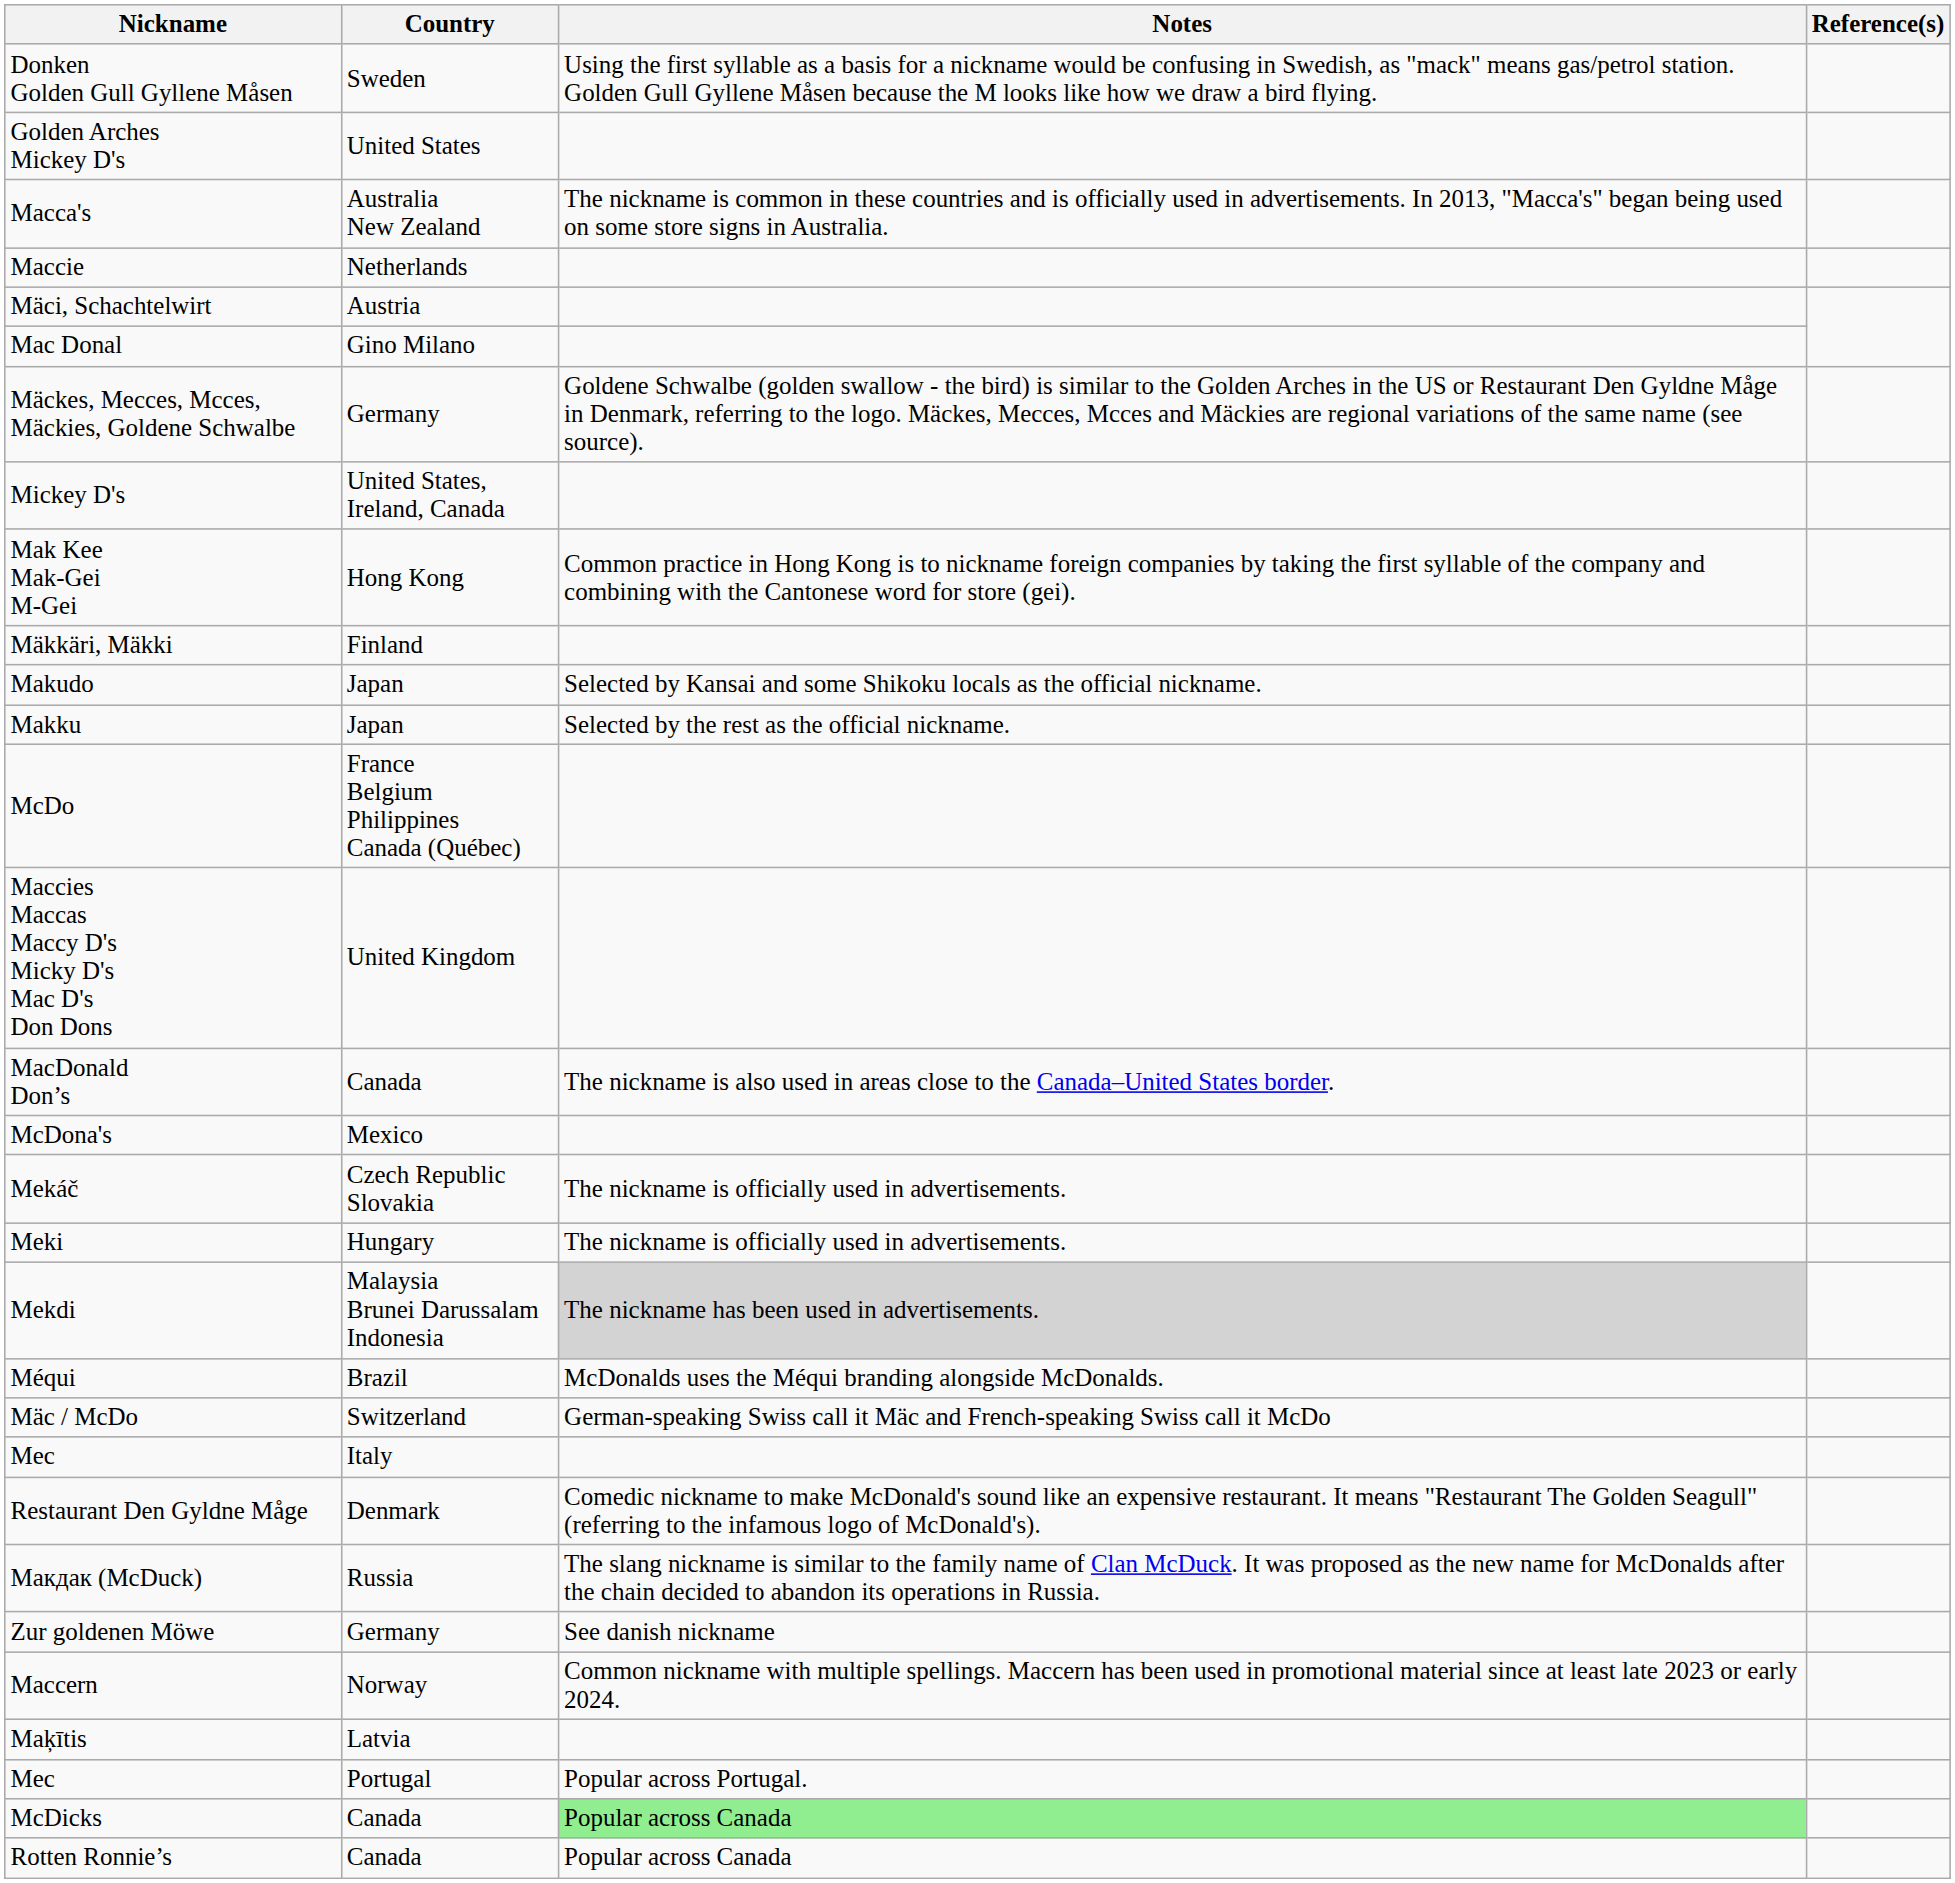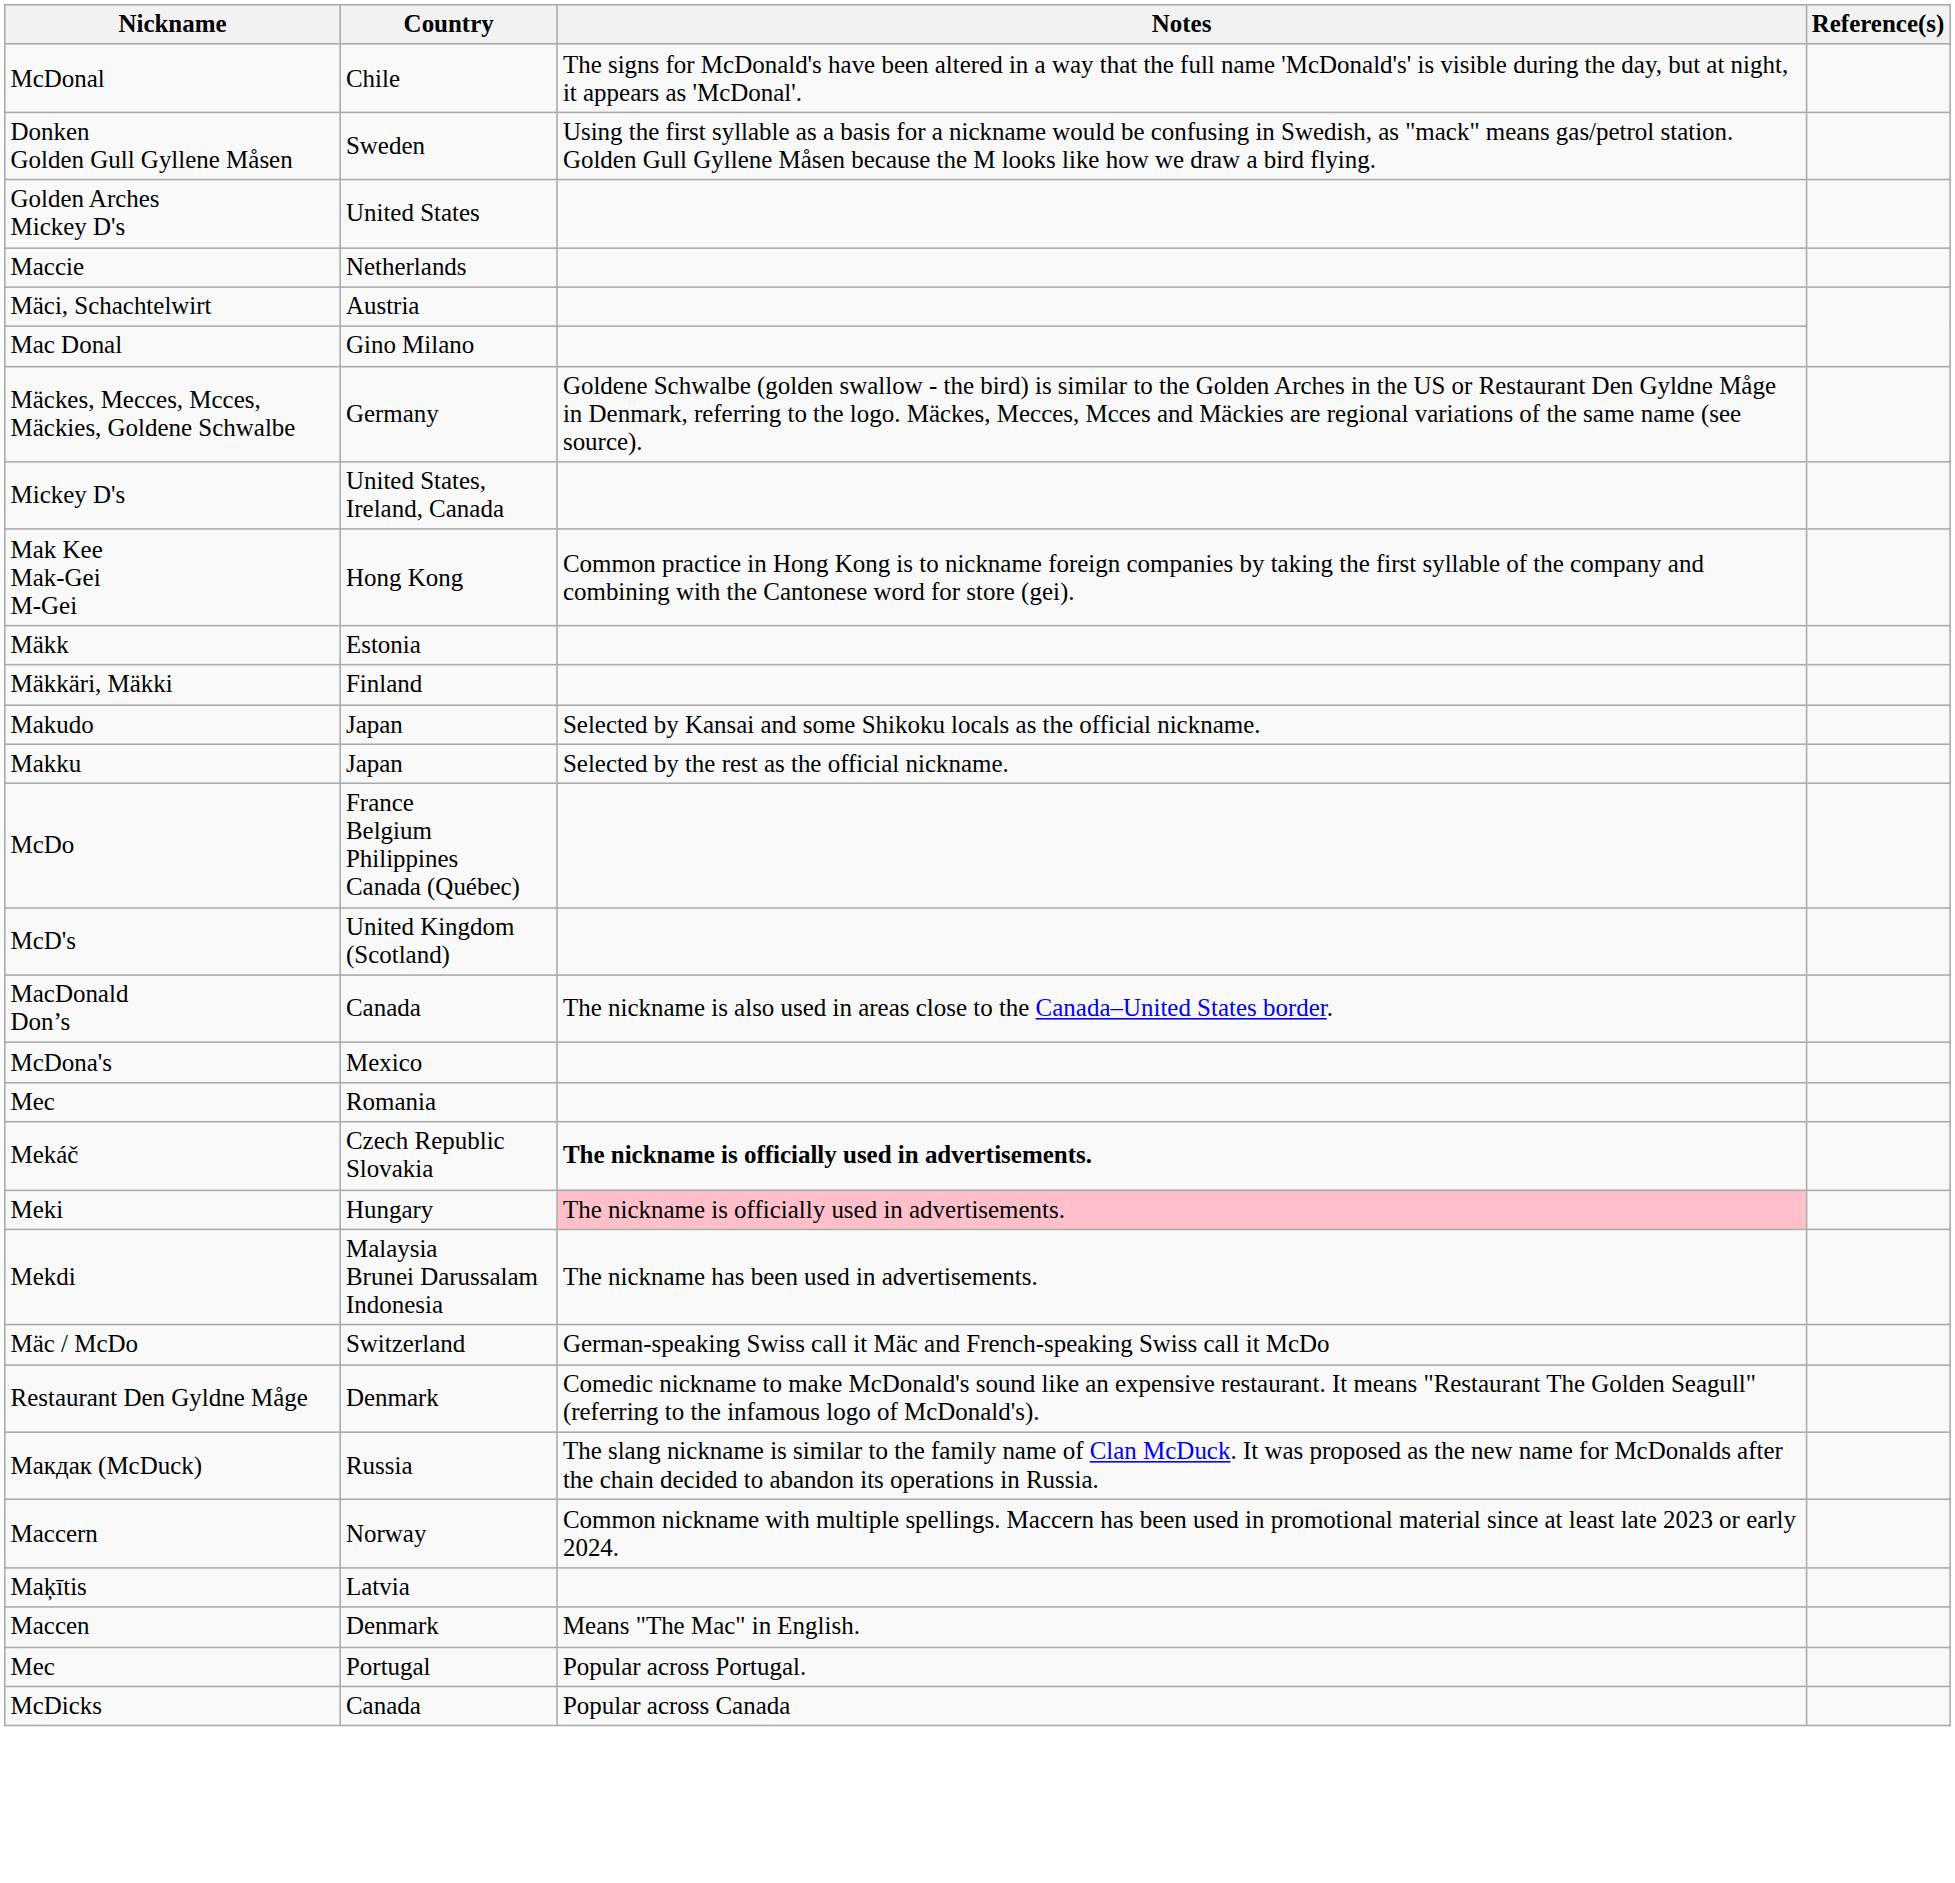+ row: (58, 77)
- row: (51, 213)
+ row: (40, 644)
- row: (64, 957)
+ row: (43, 940)
+ row: (33, 1101)
(815, 1188) normal -> (827, 1155) bold
(815, 1242) no background -> (814, 1209) pink background
(802, 1309) lightgrey background -> (800, 1276) no background
- row: (43, 1377)
- row: (33, 1456)
- row: (112, 1631)
+ row: (50, 1626)
(678, 1818) lightgreen background -> (677, 1705) no background
- row: (91, 1857)
